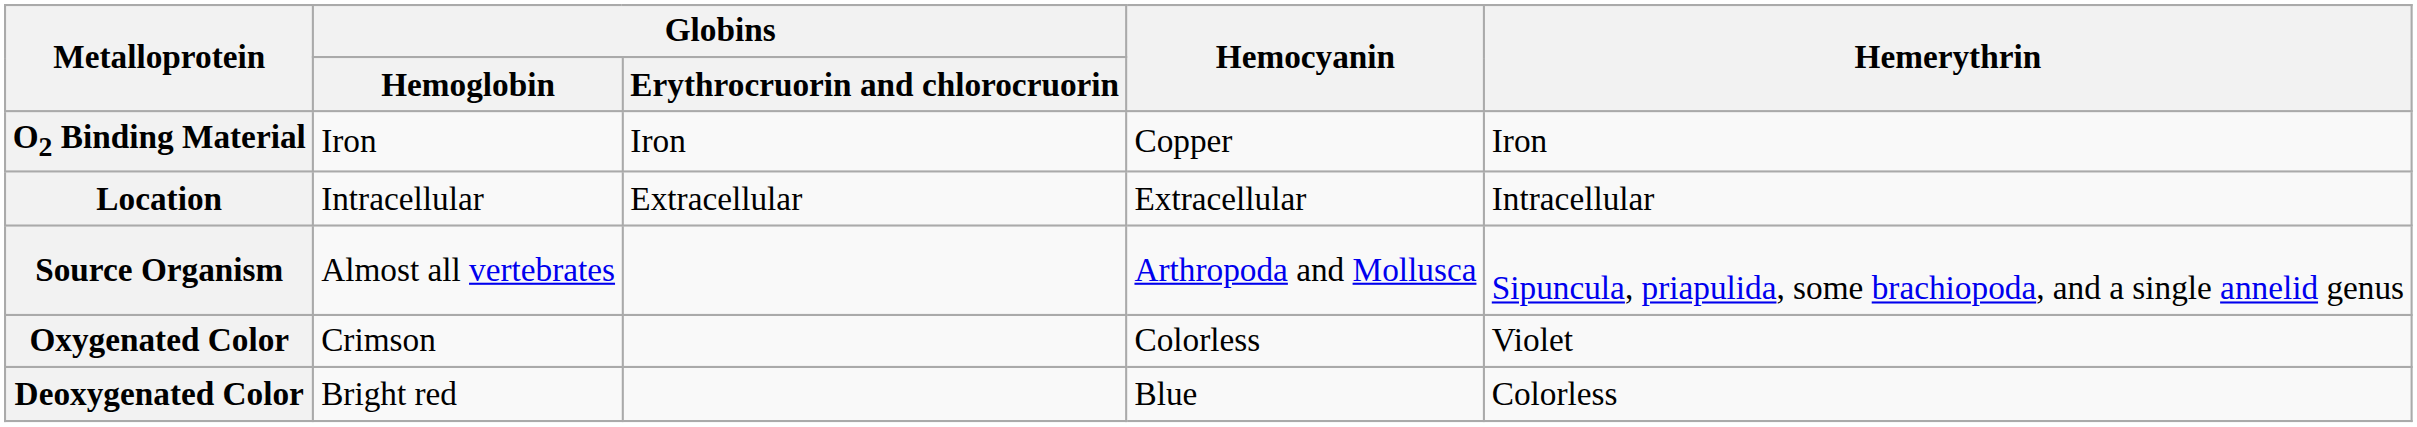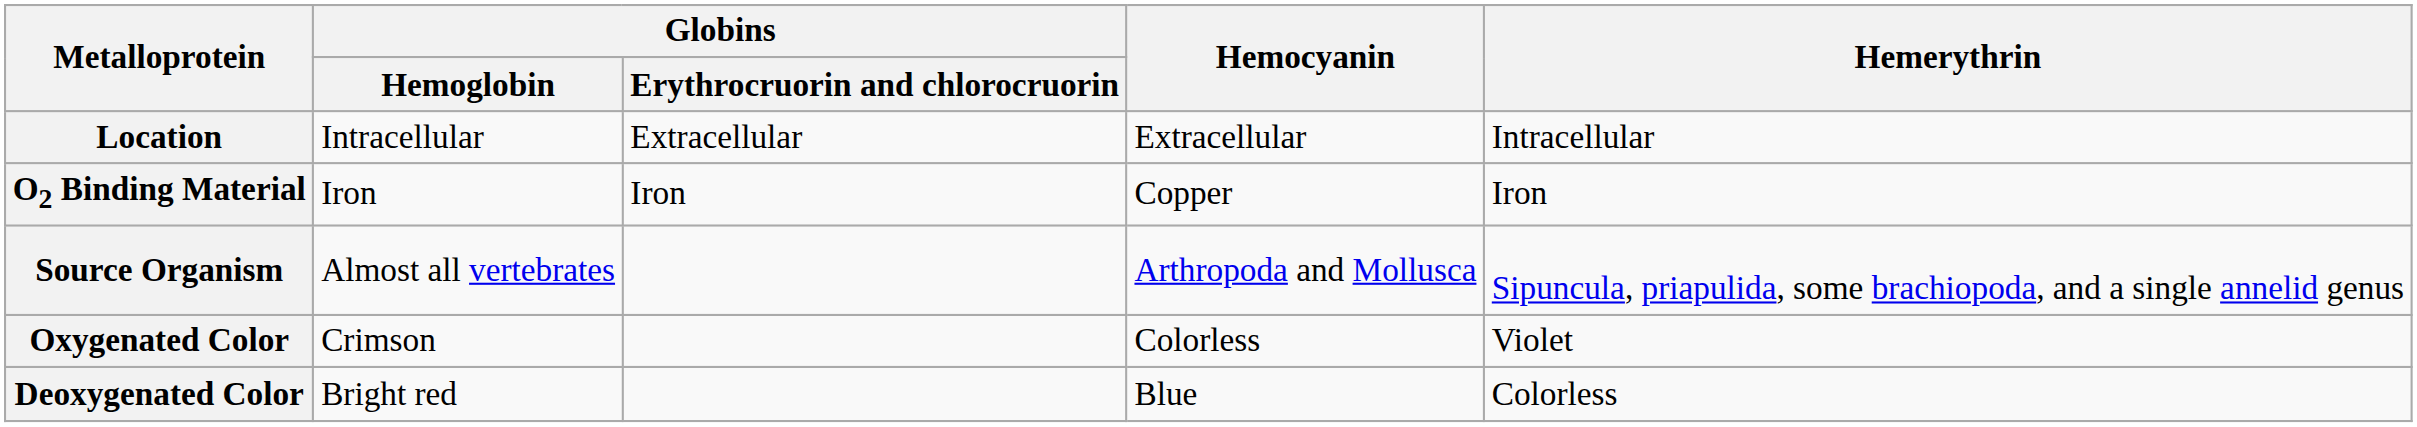rows swapped: (159, 140) <-> (159, 197)
